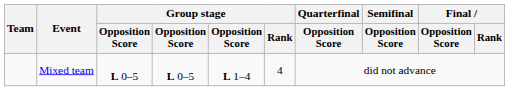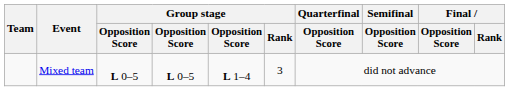(280, 70) 4 -> (280, 70) 3
